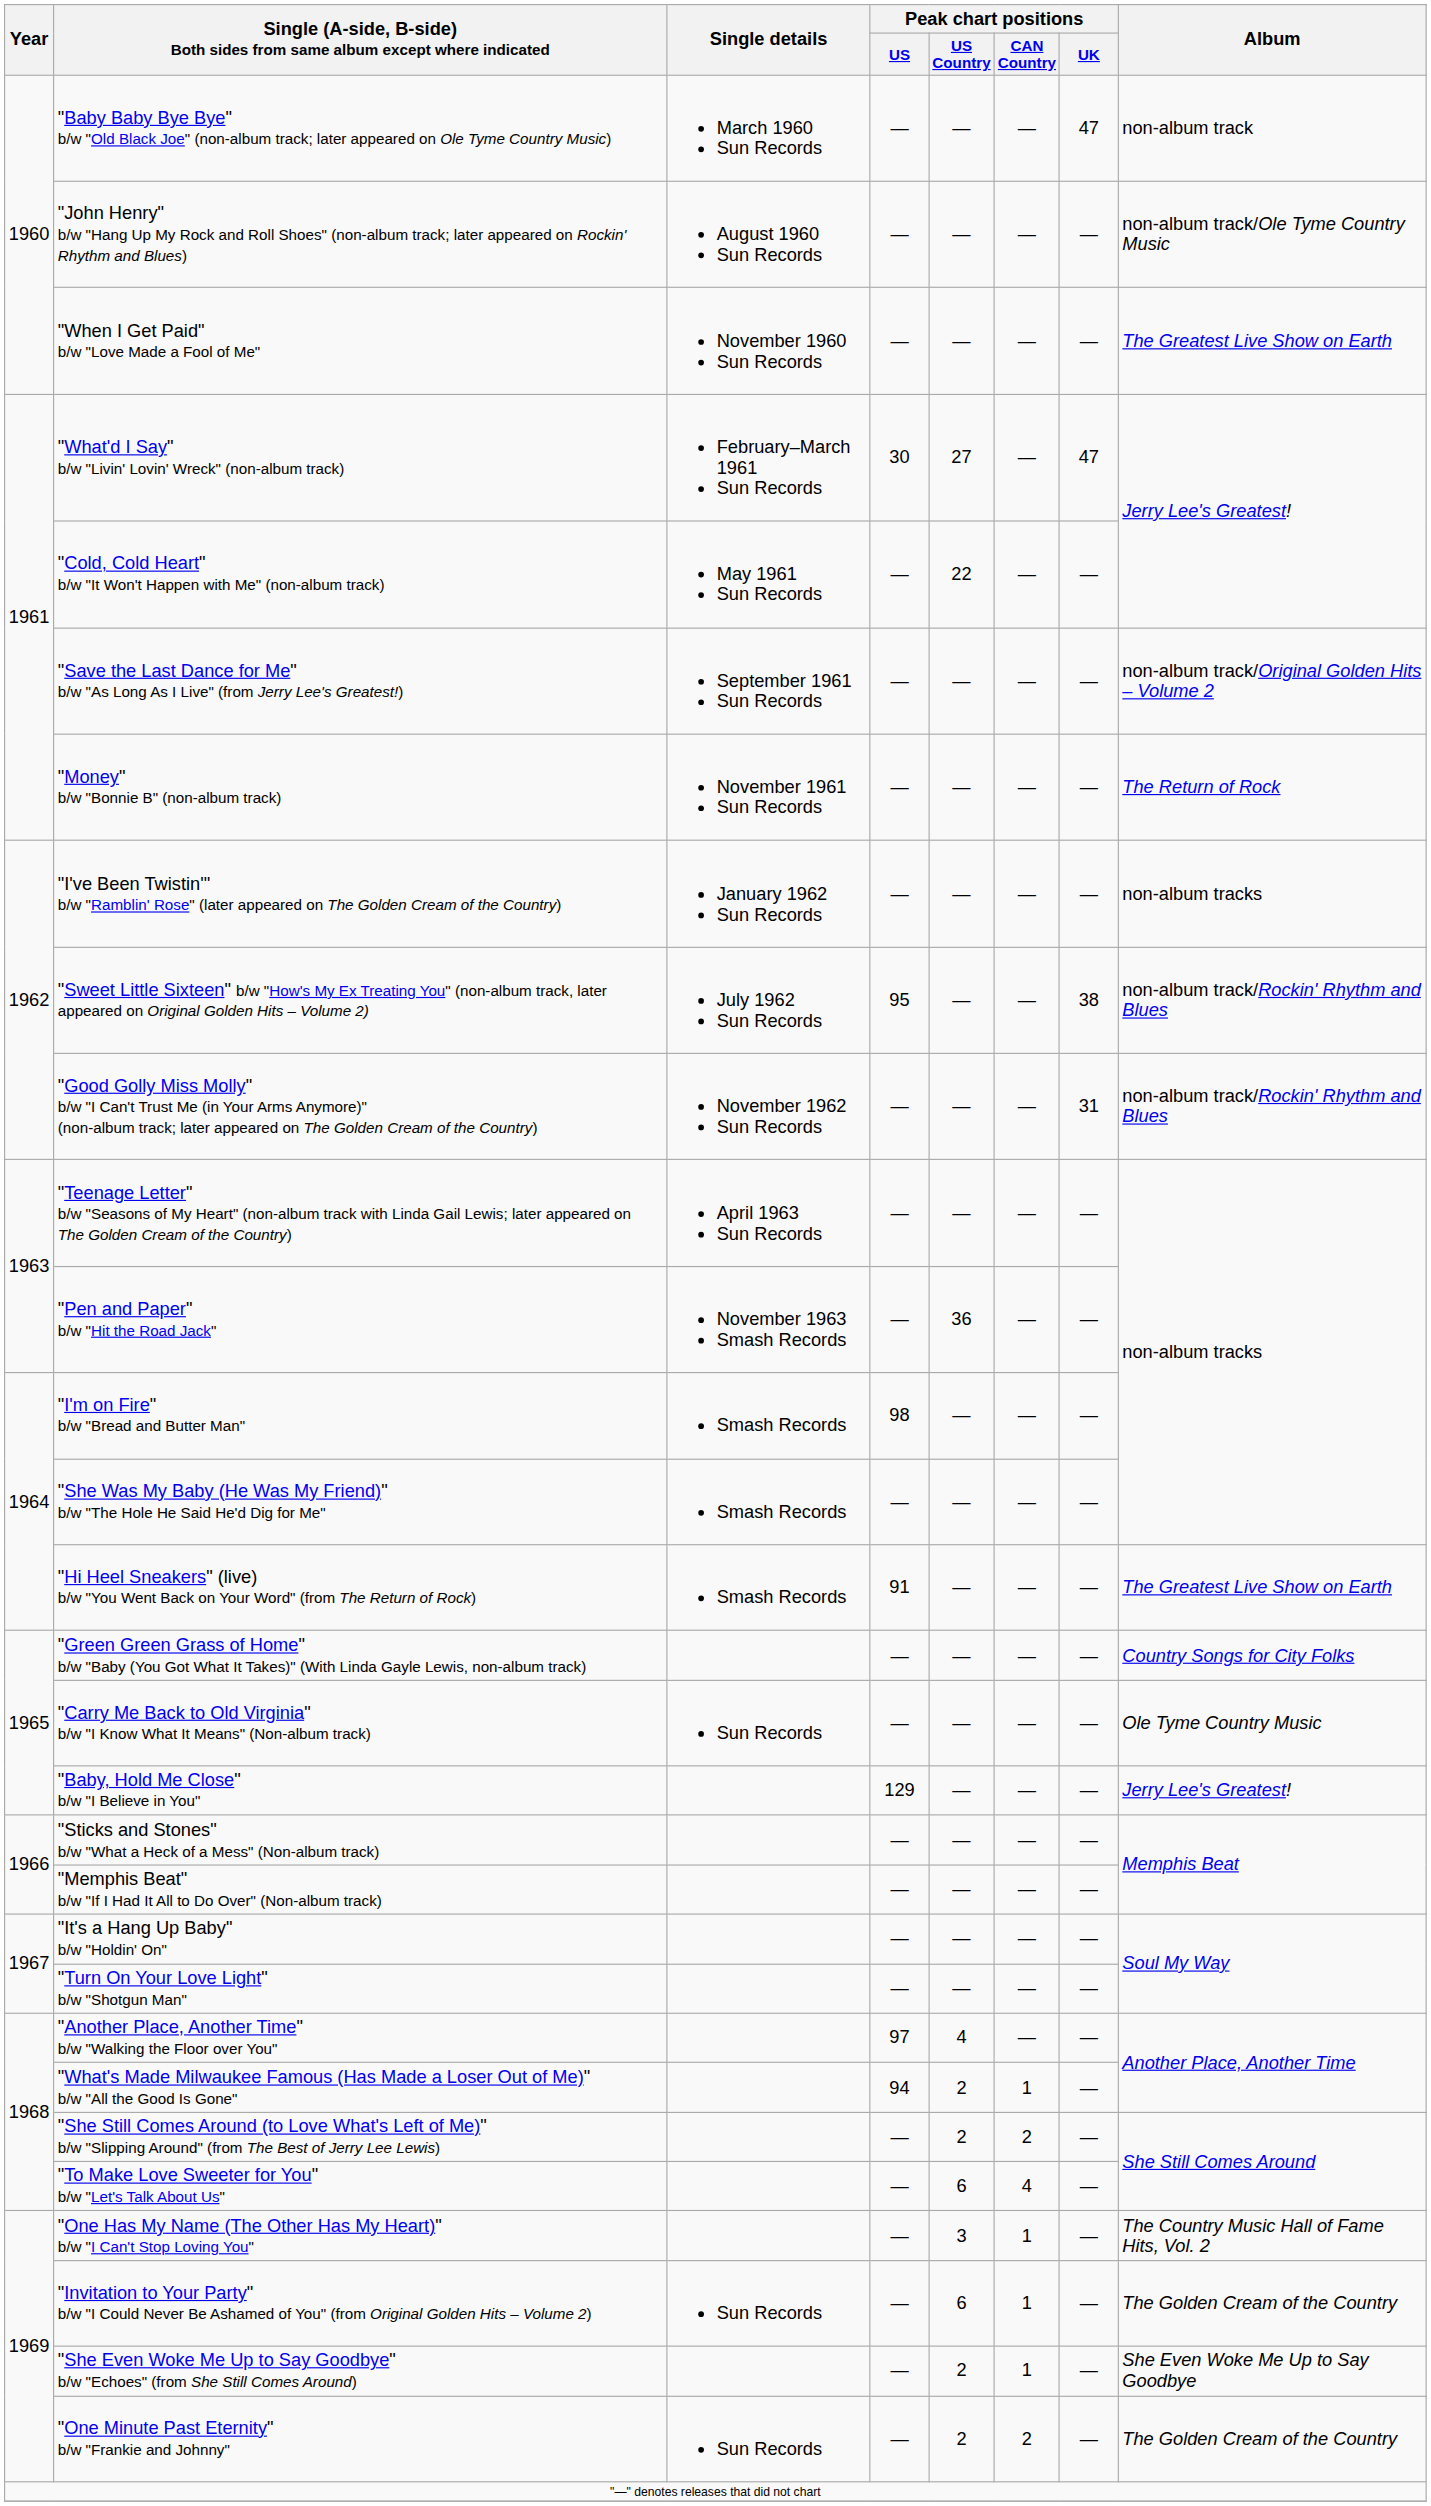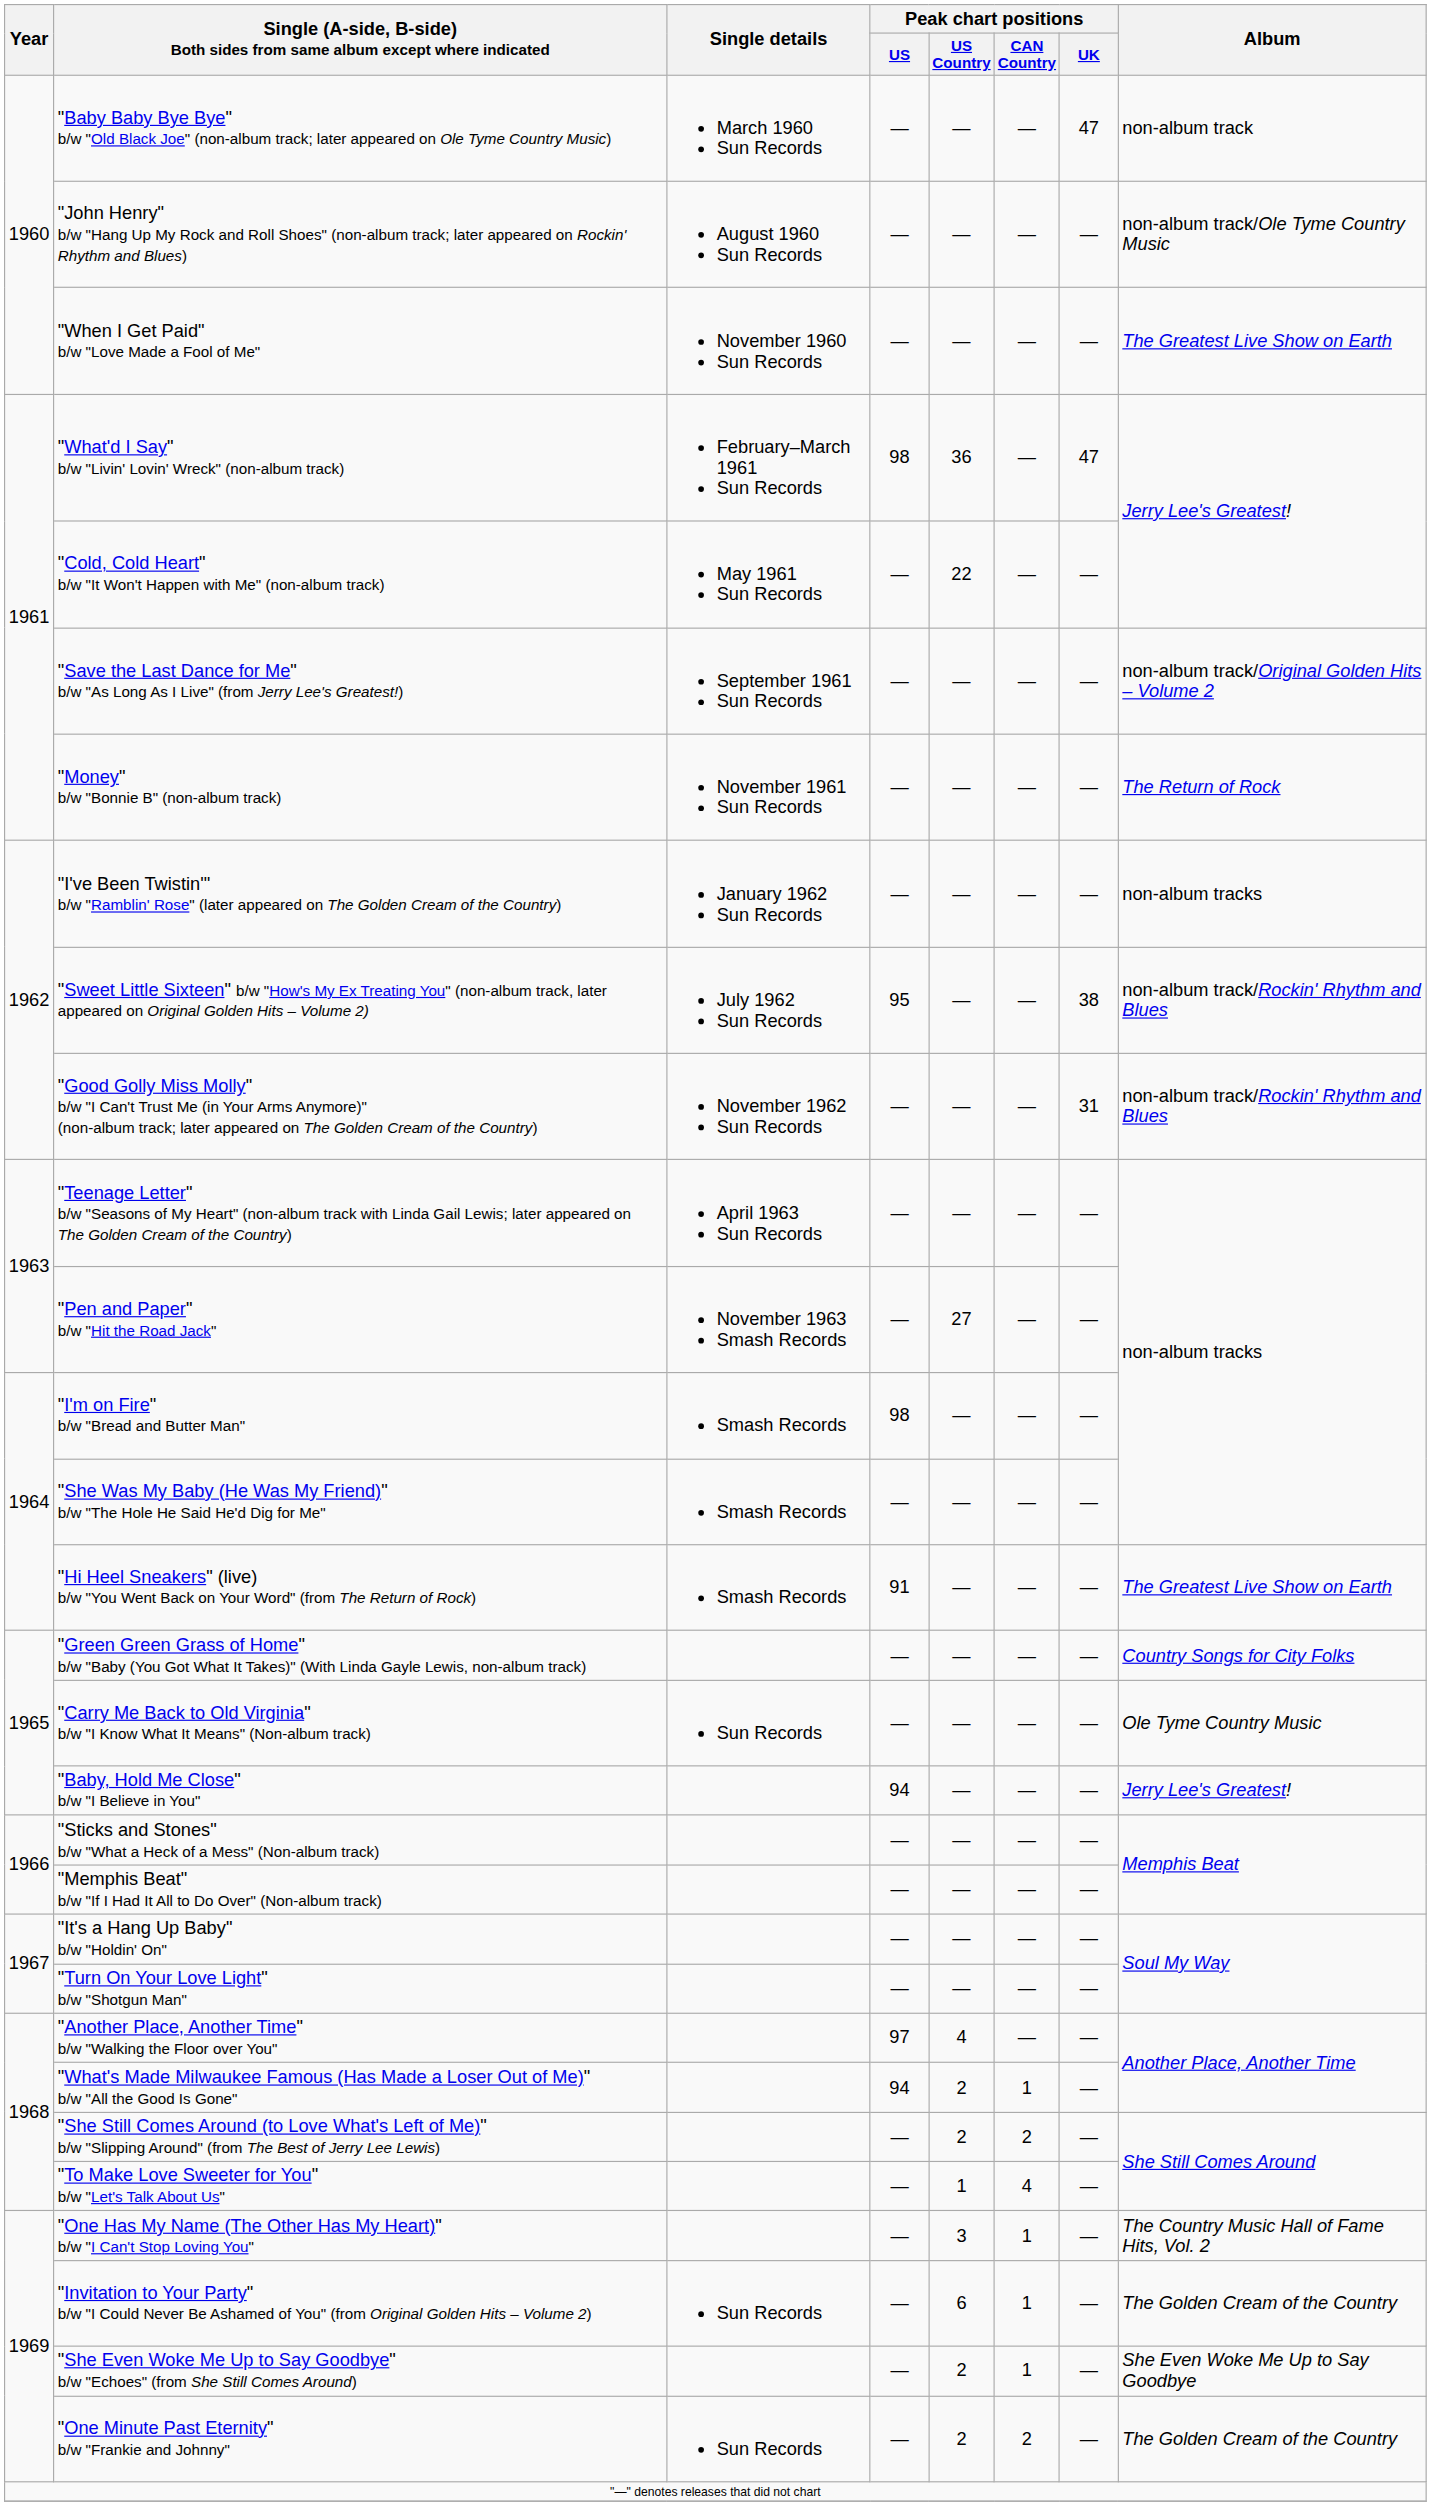(899, 457) 30 -> (899, 457) 98
(961, 457) 27 -> (961, 457) 36
(961, 1319) 36 -> (961, 1319) 27
(899, 1790) 129 -> (899, 1790) 94
(961, 2186) 6 -> (961, 2186) 1
